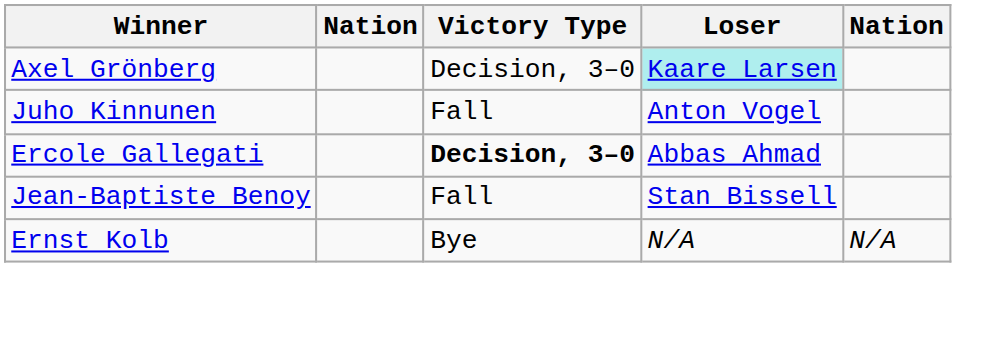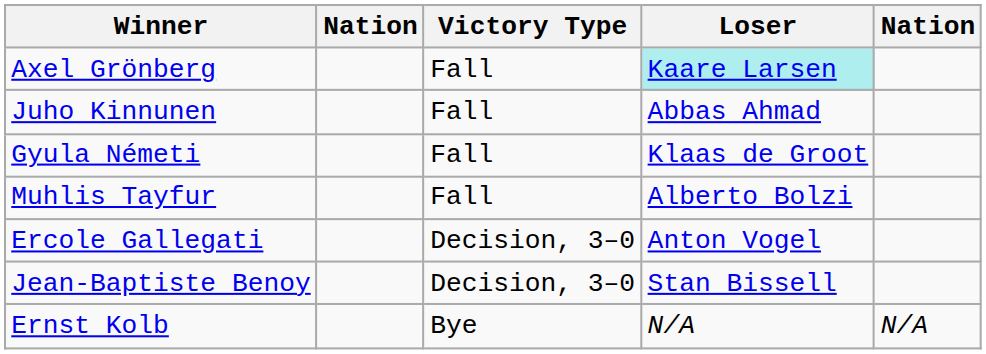(533, 69) Decision, 3–0 -> (462, 69) Fall
(734, 112) Anton Vogel -> (734, 112) Abbas Ahmad
+ row: (106, 155)
+ row: (114, 198)
(533, 155) bold -> (533, 240) normal
(734, 155) Abbas Ahmad -> (734, 240) Anton Vogel
(462, 198) Fall -> (533, 283) Decision, 3–0
